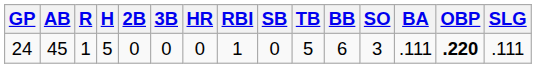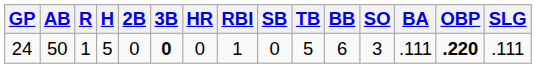(57, 48) 45 -> (57, 48) 50
(166, 48) normal -> (166, 48) bold
